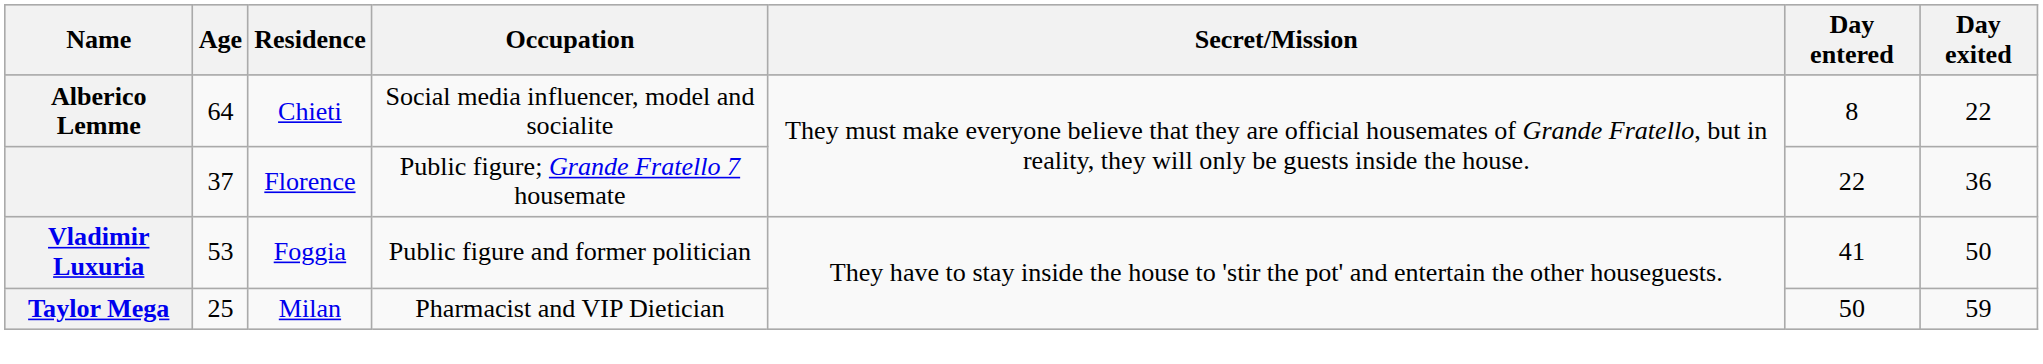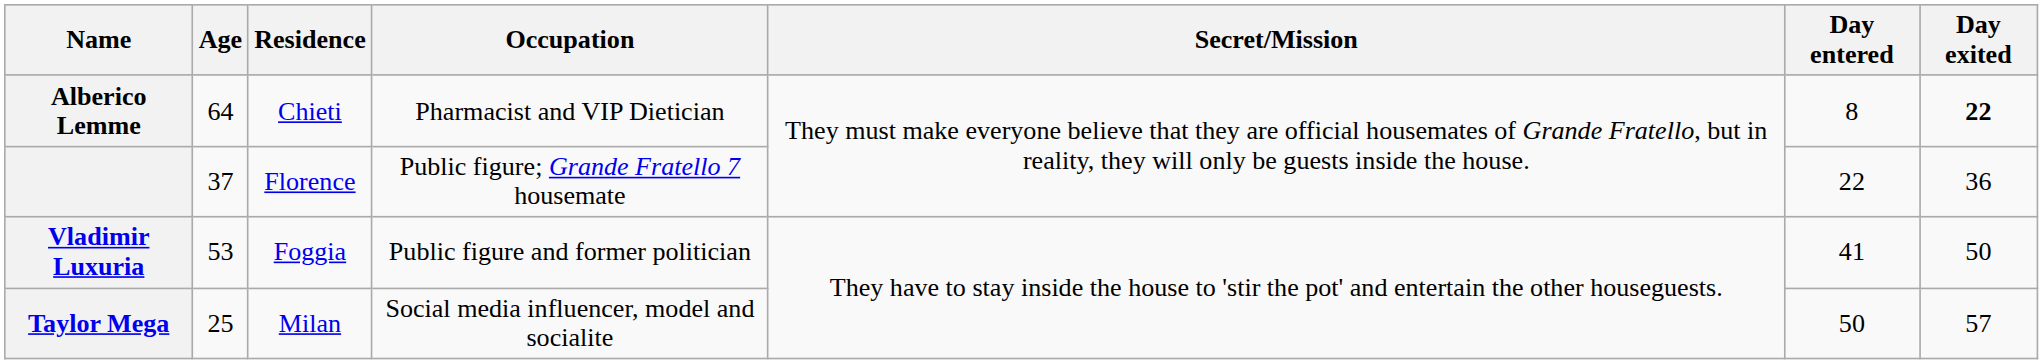(570, 110) Social media influencer, model and socialite -> (570, 110) Pharmacist and VIP Dietician
(1978, 110) normal -> (1978, 110) bold
(570, 307) Pharmacist and VIP Dietician -> (570, 322) Social media influencer, model and socialite
(1978, 307) 59 -> (1978, 322) 57
